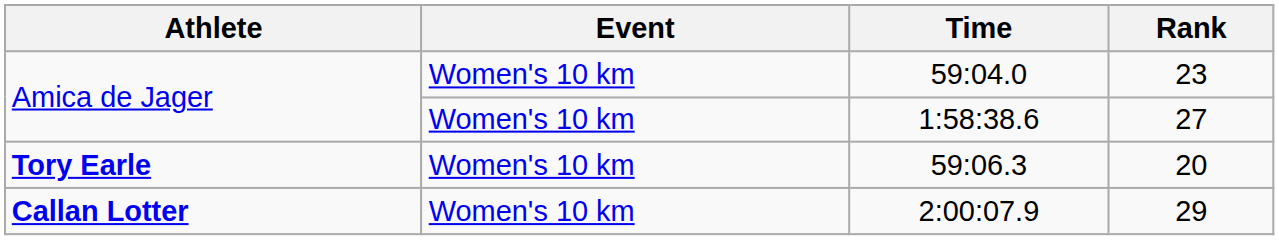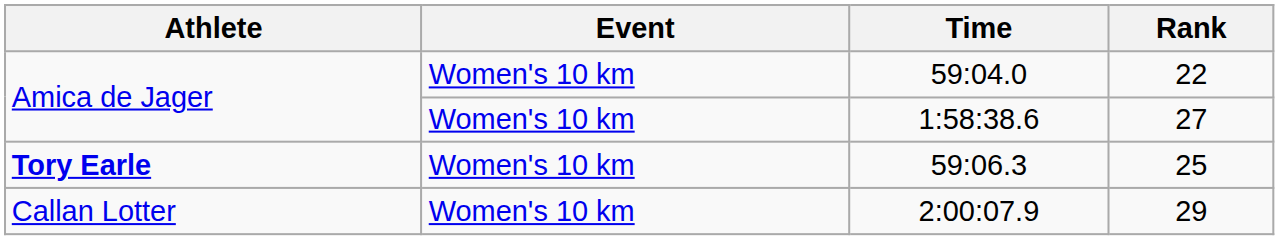(1191, 74) 23 -> (1191, 74) 22
(1191, 165) 20 -> (1191, 165) 25
(100, 211) bold -> (94, 211) normal
